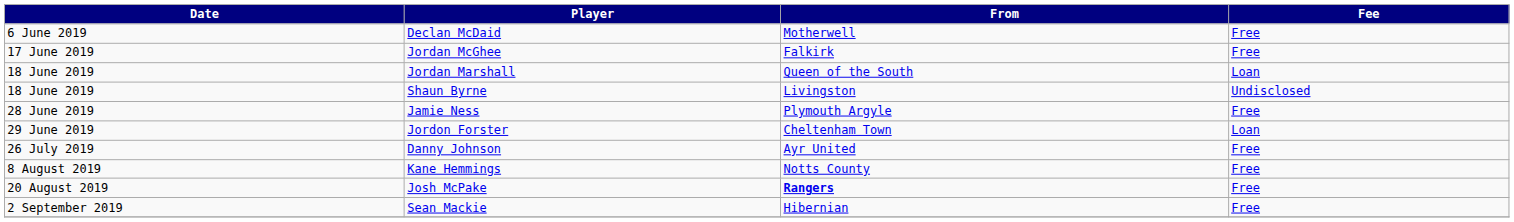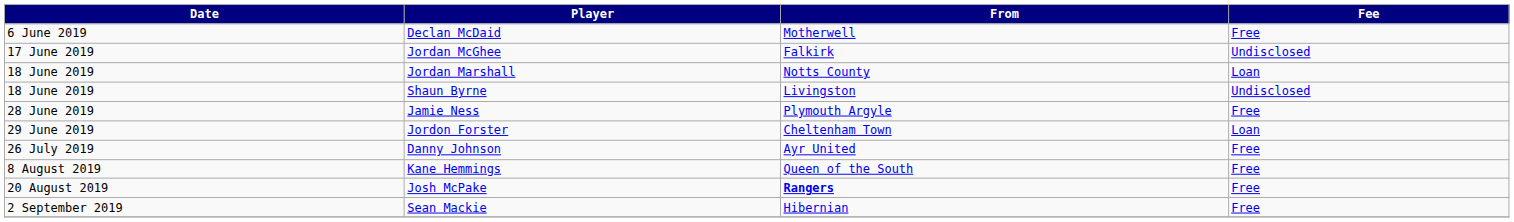(1246, 53) Free -> (1271, 53) Undisclosed
(848, 73) Queen of the South -> (827, 73) Notts County
(827, 169) Notts County -> (848, 169) Queen of the South
